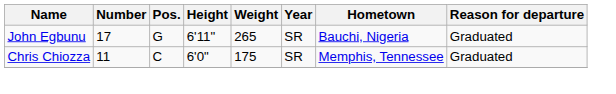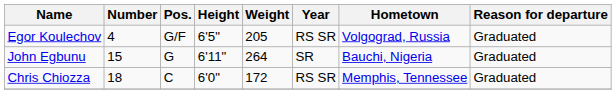+ row: (54, 36)
(104, 36) 17 -> (115, 57) 15
(245, 36) 265 -> (256, 57) 264
(103, 57) 11 -> (115, 78) 18
(245, 57) 175 -> (256, 78) 172
(294, 57) SR -> (316, 78) RS SR
